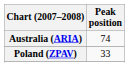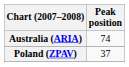(105, 54) 33 -> (105, 54) 37
